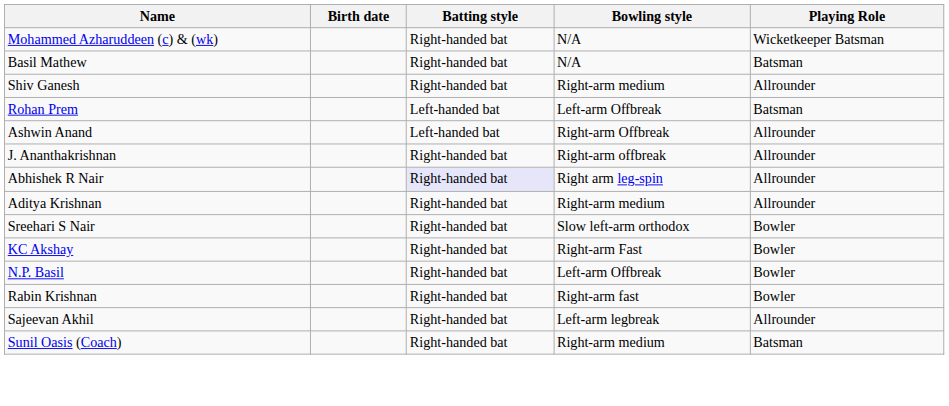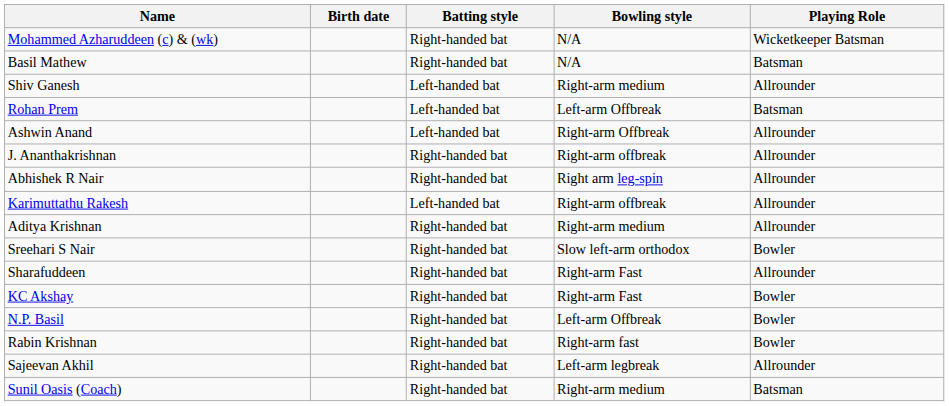(459, 86) Right-handed bat -> (455, 86) Left-handed bat
(459, 179) lavender background -> (459, 179) no background
+ row: (68, 202)
+ row: (47, 272)
